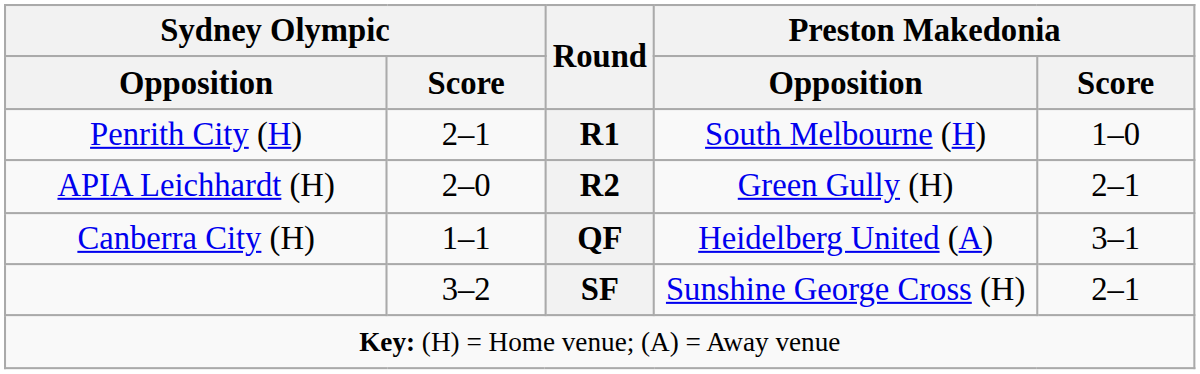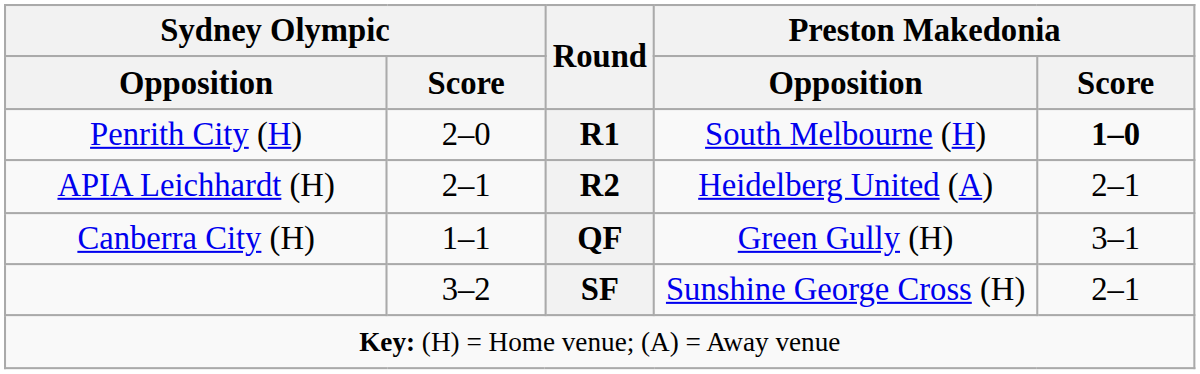(466, 133) 2–1 -> (466, 133) 2–0
(1116, 133) normal -> (1116, 133) bold
(466, 185) 2–0 -> (466, 185) 2–1
(846, 185) Green Gully (H) -> (846, 185) Heidelberg United (A)
(846, 237) Heidelberg United (A) -> (846, 237) Green Gully (H)
